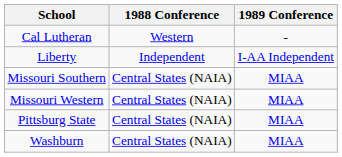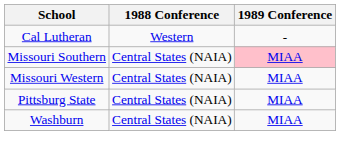- row: (57, 57)
(286, 78) no background -> (285, 57) pink background
